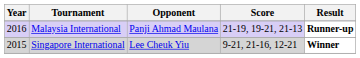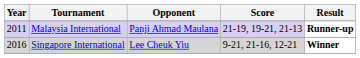(17, 29) 2016 -> (17, 29) 2011
(17, 45) 2015 -> (17, 45) 2016
